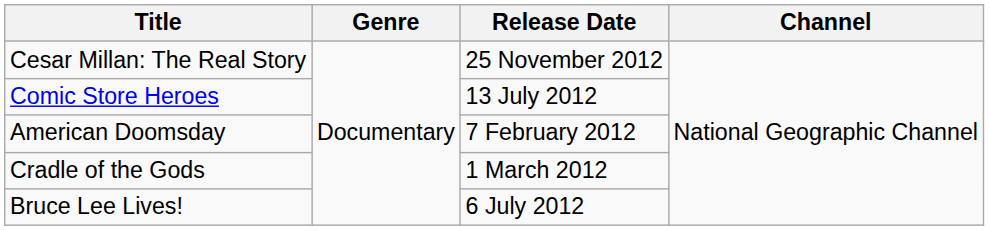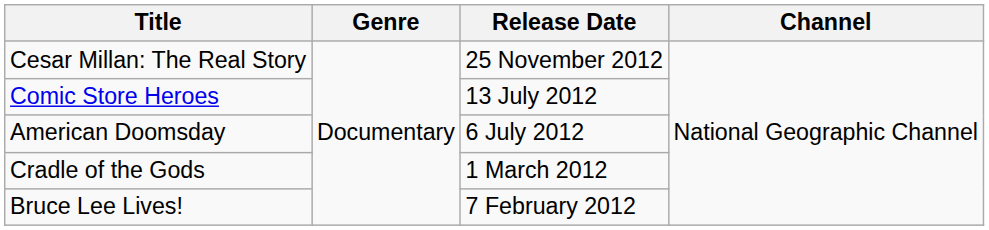(551, 133) 7 February 2012 -> (525, 133) 6 July 2012
(525, 206) 6 July 2012 -> (551, 206) 7 February 2012
